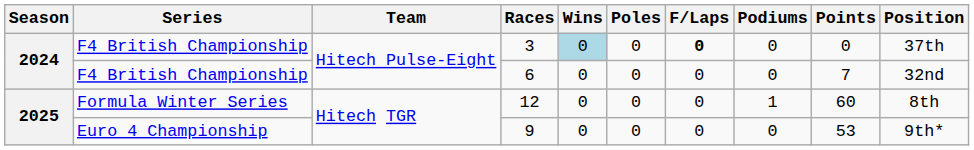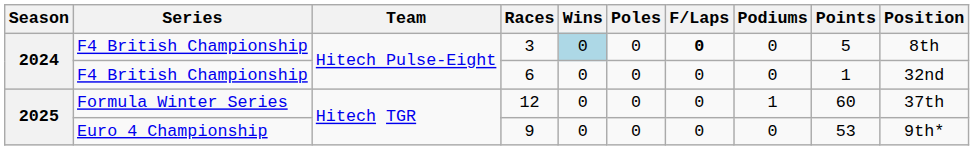(846, 47) 0 -> (846, 47) 5
(924, 47) 37th -> (924, 47) 8th
(846, 75) 7 -> (846, 75) 1
(924, 103) 8th -> (924, 103) 37th
